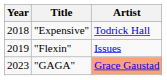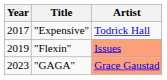(18, 30) 2018 -> (18, 30) 2017
(108, 48) no background -> (108, 48) lightsalmon background
